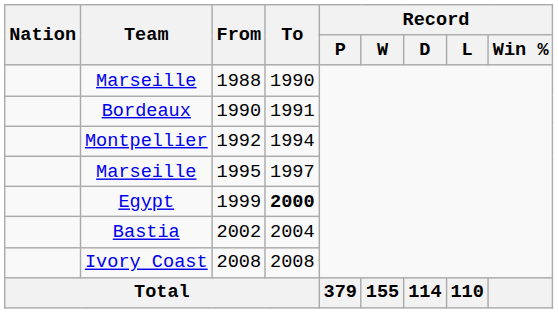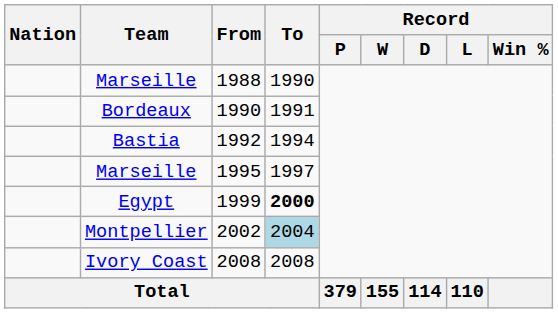(146, 141) Montpellier -> (146, 141) Bastia
(146, 232) Bastia -> (146, 232) Montpellier
(292, 232) no background -> (292, 232) lightblue background
